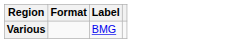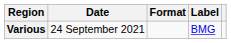+ column: (98, 13)
